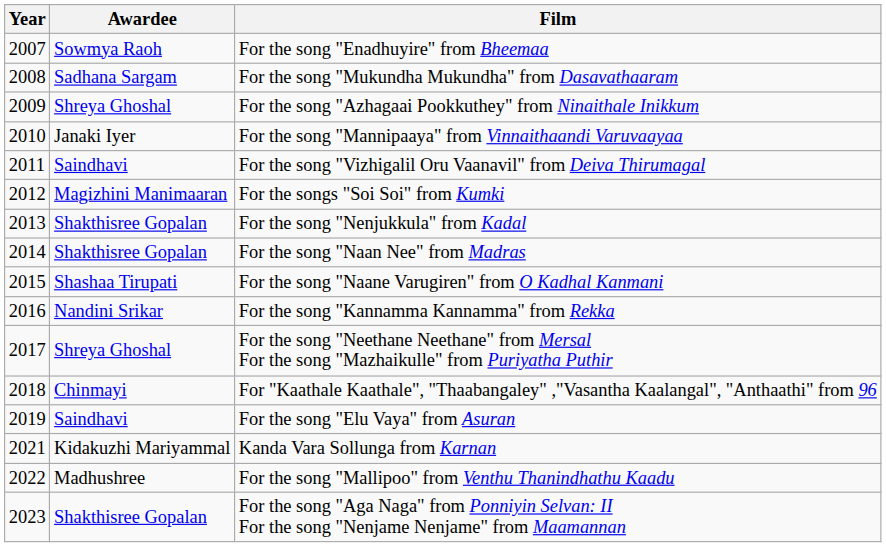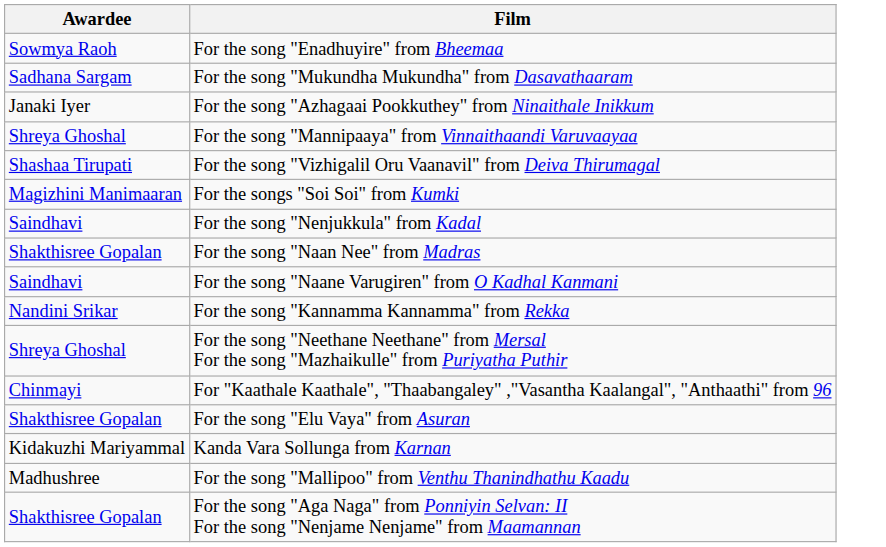- column: (27, 19)
(113, 106) Shreya Ghoshal -> (49, 106) Janaki Iyer
(95, 135) Janaki Iyer -> (67, 135) Shreya Ghoshal
(91, 164) Saindhavi -> (70, 164) Shashaa Tirupati
(130, 223) Shakthisree Gopalan -> (46, 223) Saindhavi
(116, 281) Shashaa Tirupati -> (46, 281) Saindhavi
(91, 419) Saindhavi -> (85, 419) Shakthisree Gopalan
